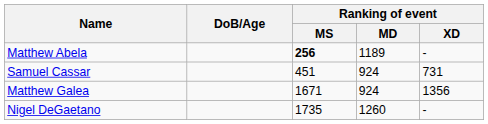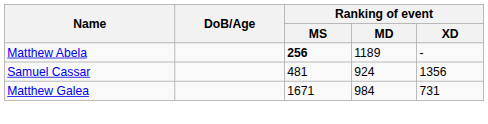(305, 72) 451 -> (297, 72) 481
(433, 72) 731 -> (433, 72) 1356
(369, 91) 924 -> (364, 91) 984
(436, 91) 1356 -> (430, 91) 731
- row: (54, 110)
